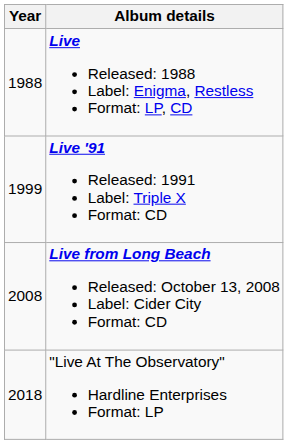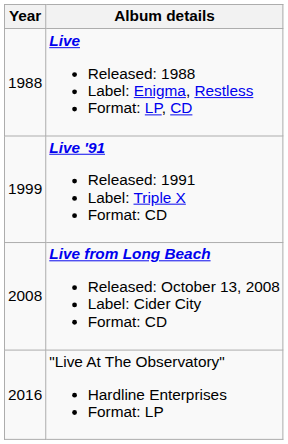(25, 394) 2018 -> (25, 394) 2016
